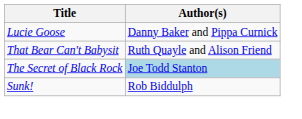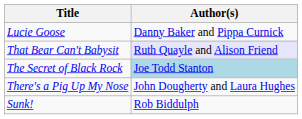(200, 50) no background -> (206, 50) lavender background
+ row: (68, 86)
